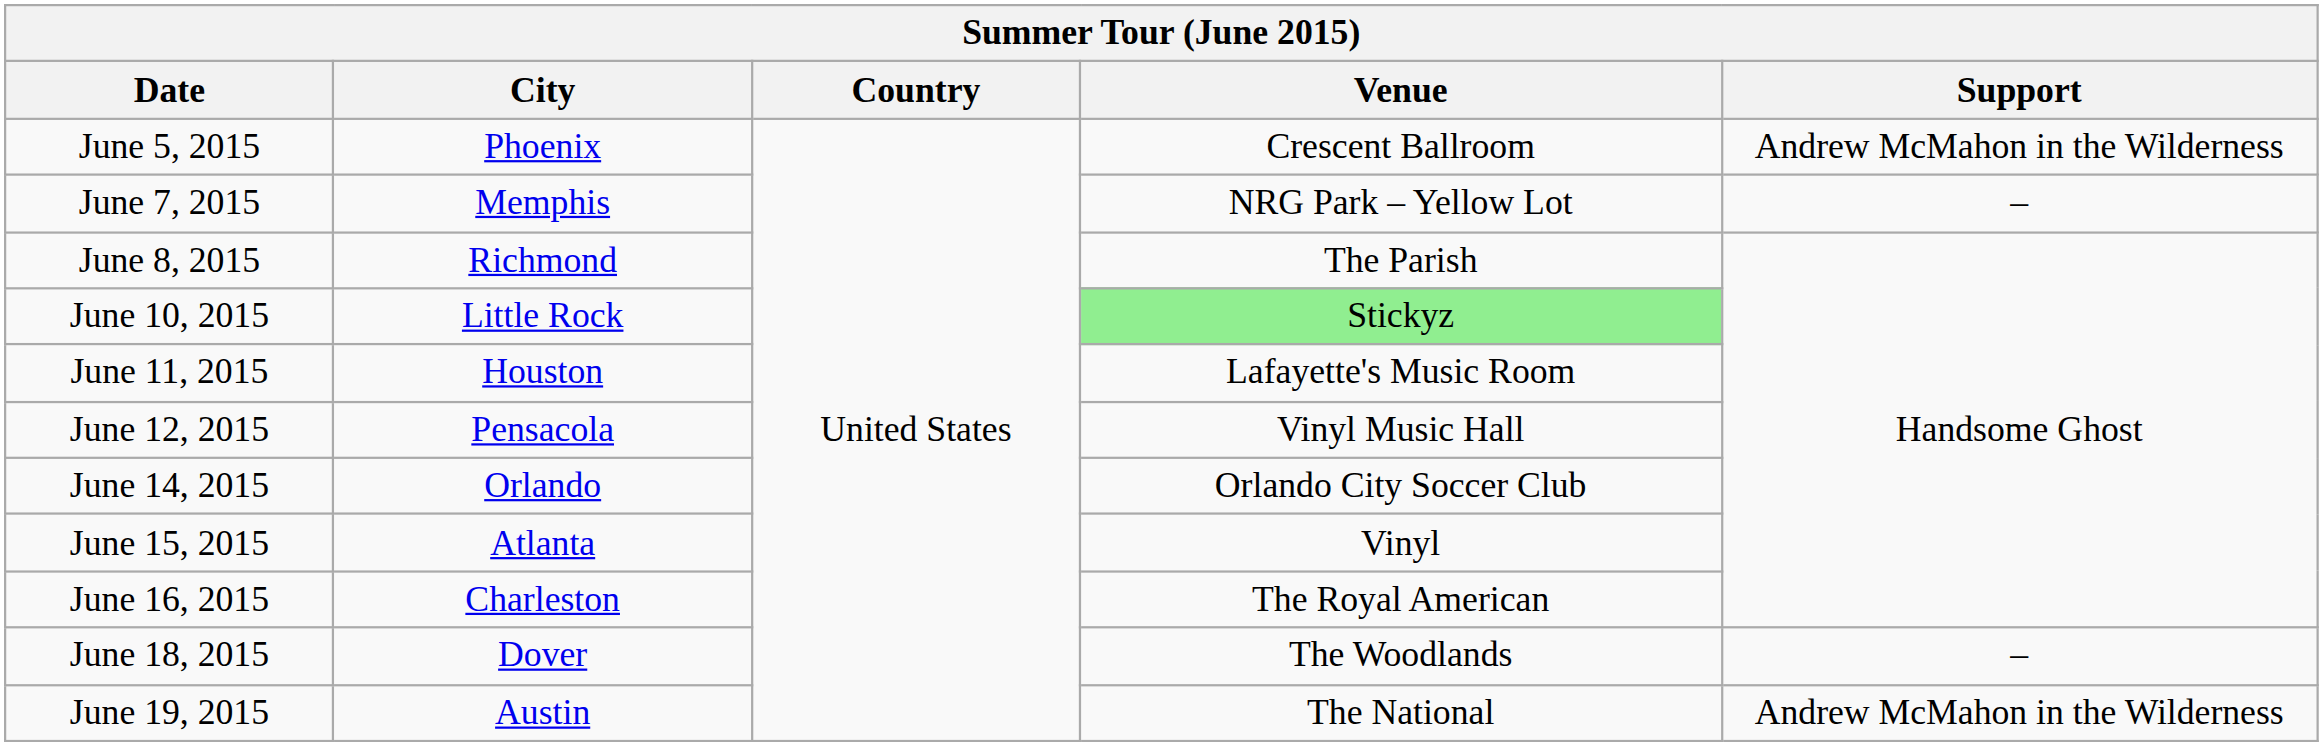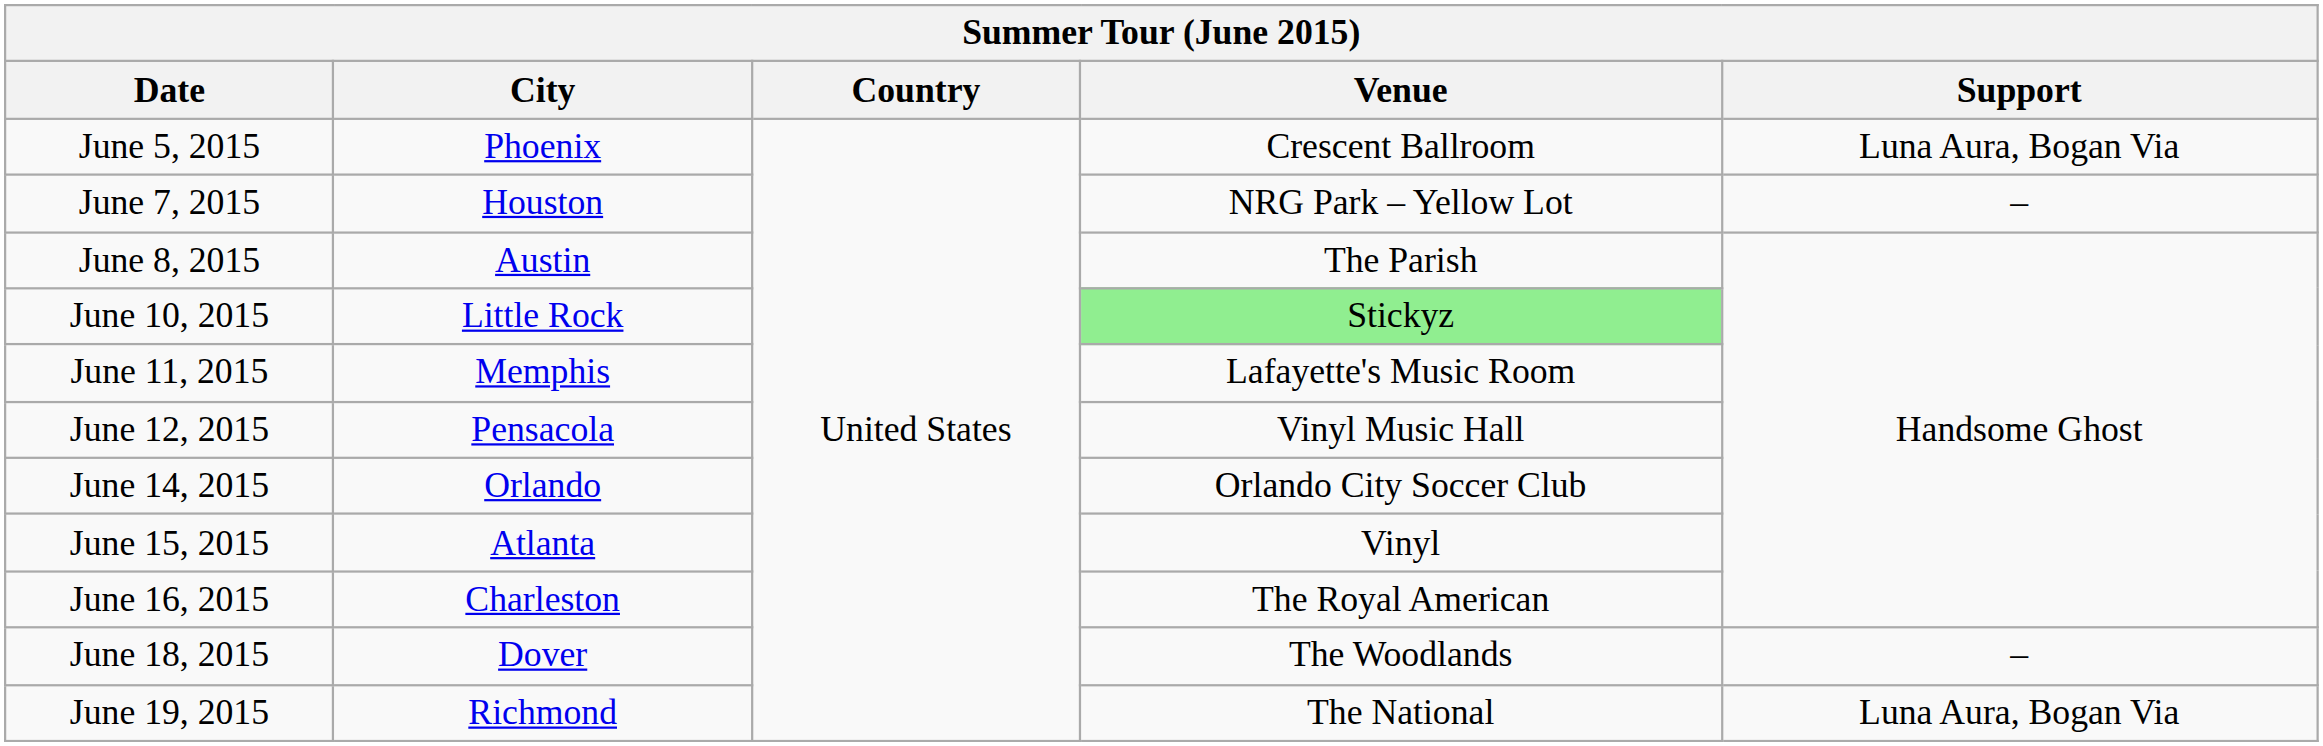(2019, 145) Andrew McMahon in the Wilderness -> (2019, 145) Luna Aura, Bogan Via
(543, 202) Memphis -> (543, 202) Houston
(543, 259) Richmond -> (543, 259) Austin
(543, 372) Houston -> (543, 372) Memphis
(543, 711) Austin -> (543, 711) Richmond
(2019, 711) Andrew McMahon in the Wilderness -> (2019, 711) Luna Aura, Bogan Via
